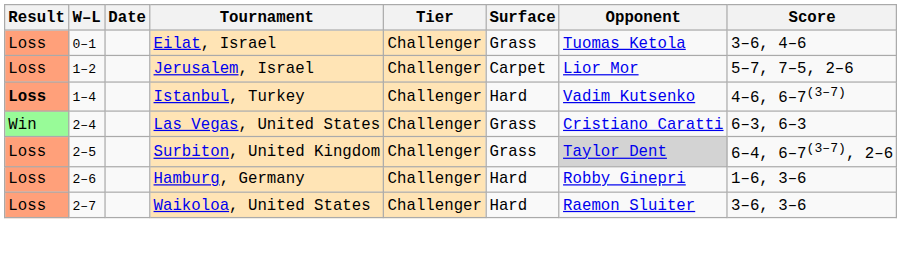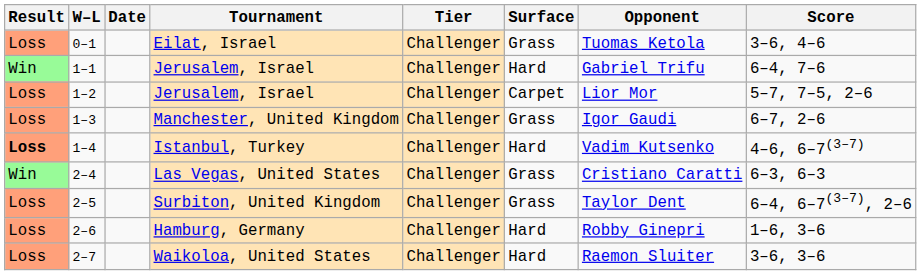+ row: (84, 69)
+ row: (84, 121)
(615, 152) lightgrey background -> (634, 203) no background
